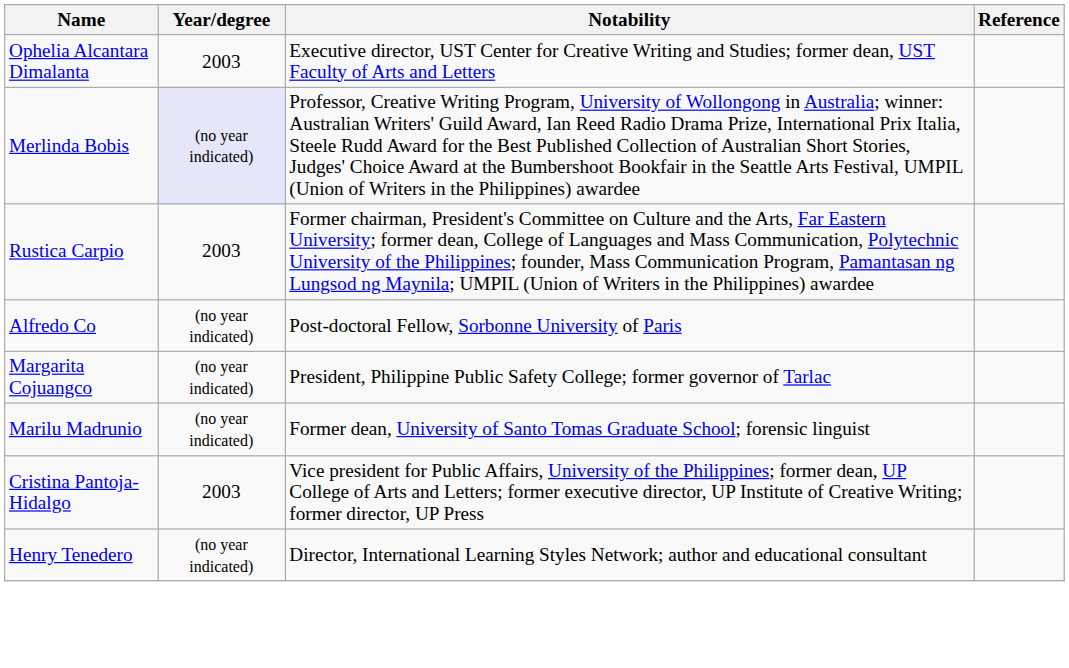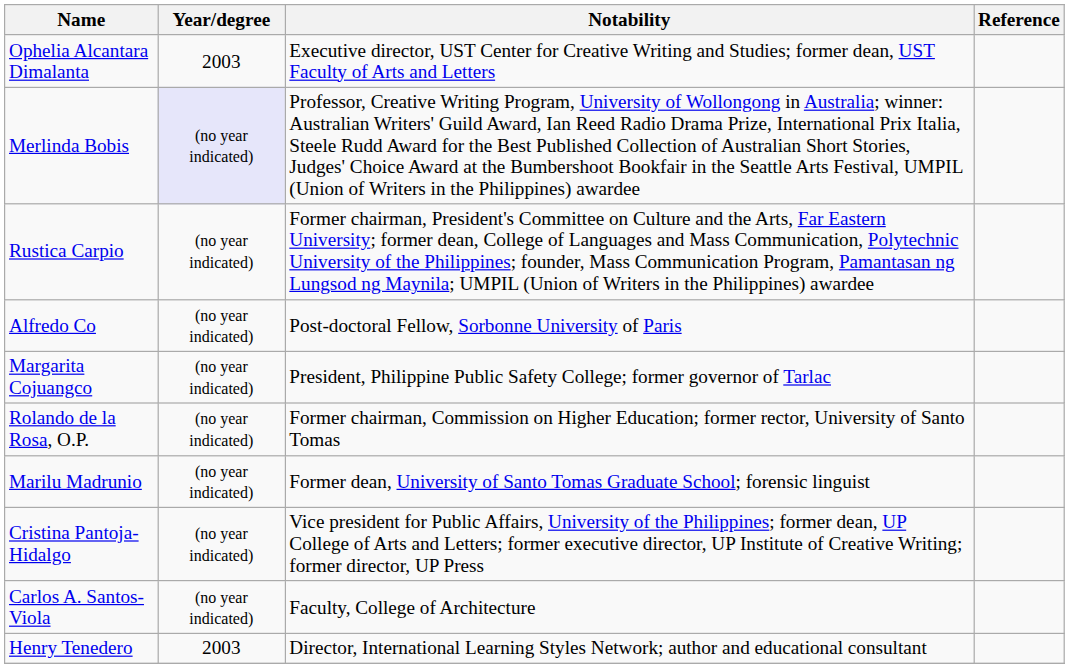(221, 251) 2003 -> (221, 252) (no year indicated)
+ row: (62, 429)
(221, 492) 2003 -> (221, 545) (no year indicated)
+ row: (76, 606)
(221, 556) (no year indicated) -> (221, 648) 2003
